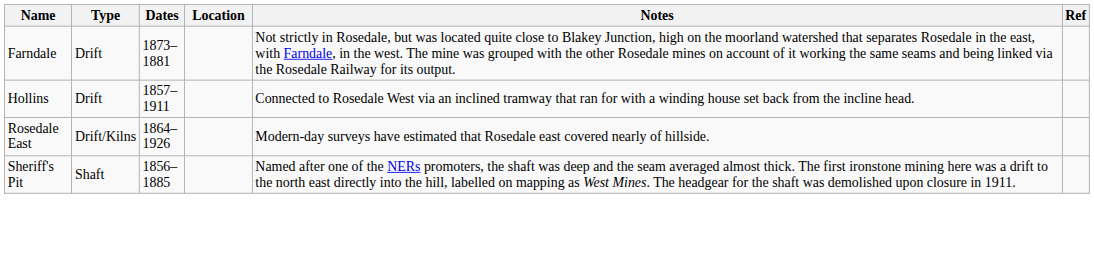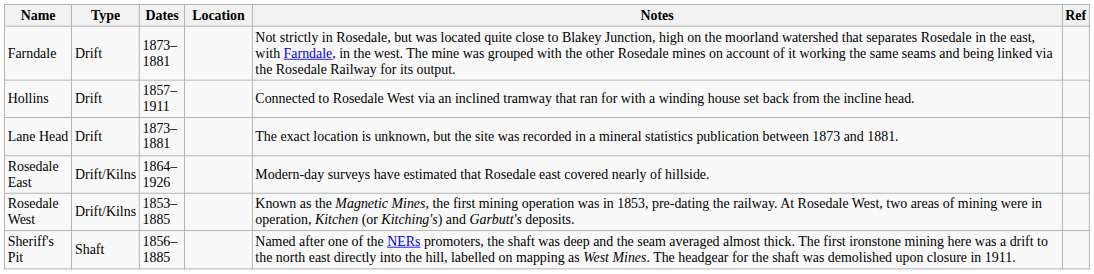+ row: (38, 136)
+ row: (33, 212)
